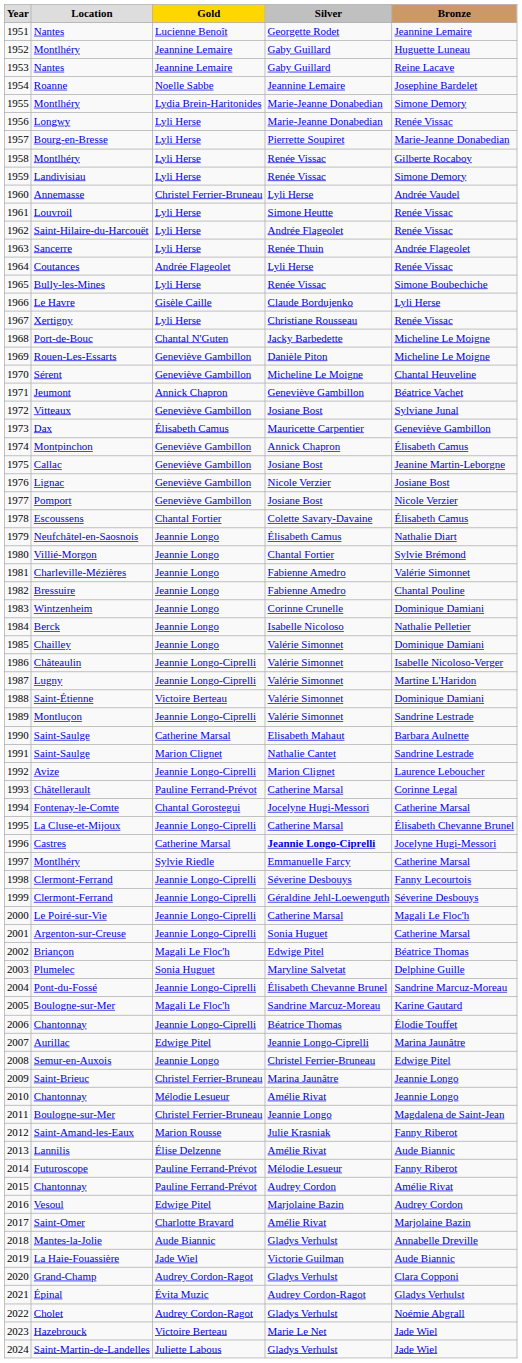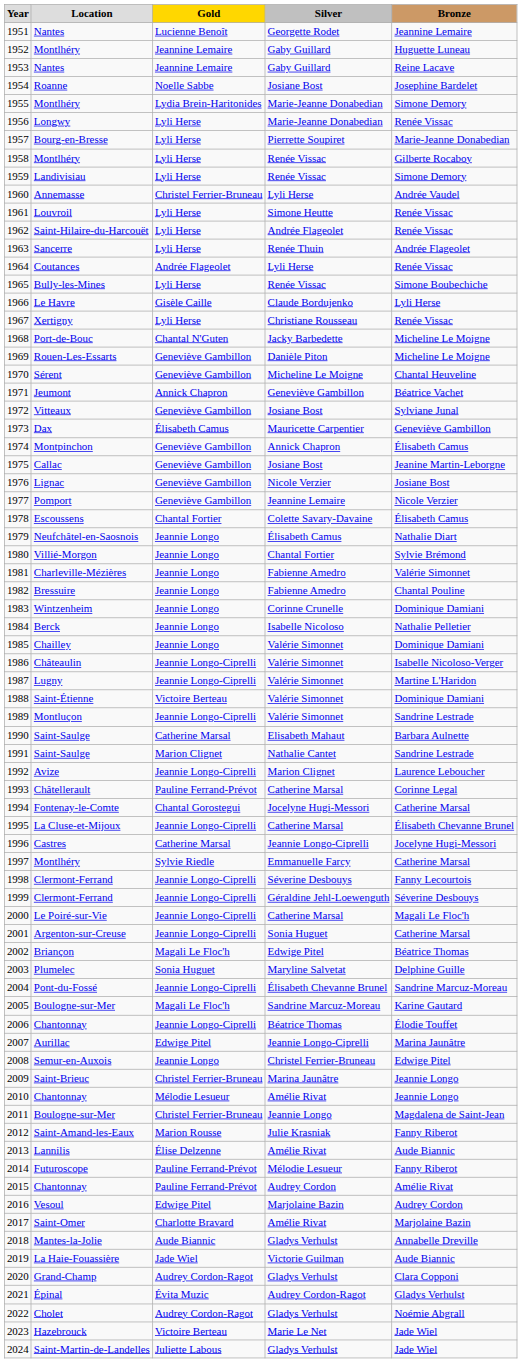(306, 85) Jeannine Lemaire -> (295, 85) Josiane Bost
(295, 500) Josiane Bost -> (306, 500) Jeannine Lemaire
(321, 843) bold -> (318, 843) normal
